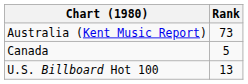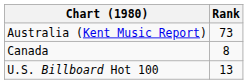(226, 51) 5 -> (226, 51) 8
